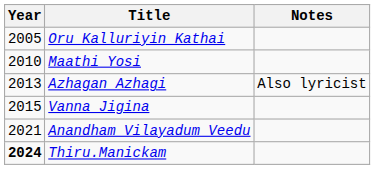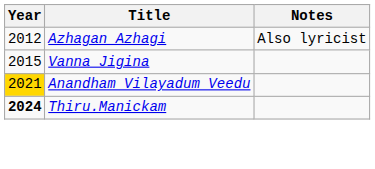- row: (137, 39)
- row: (95, 62)
(25, 85) 2013 -> (25, 39) 2012
(25, 130) no background -> (25, 85) gold background
